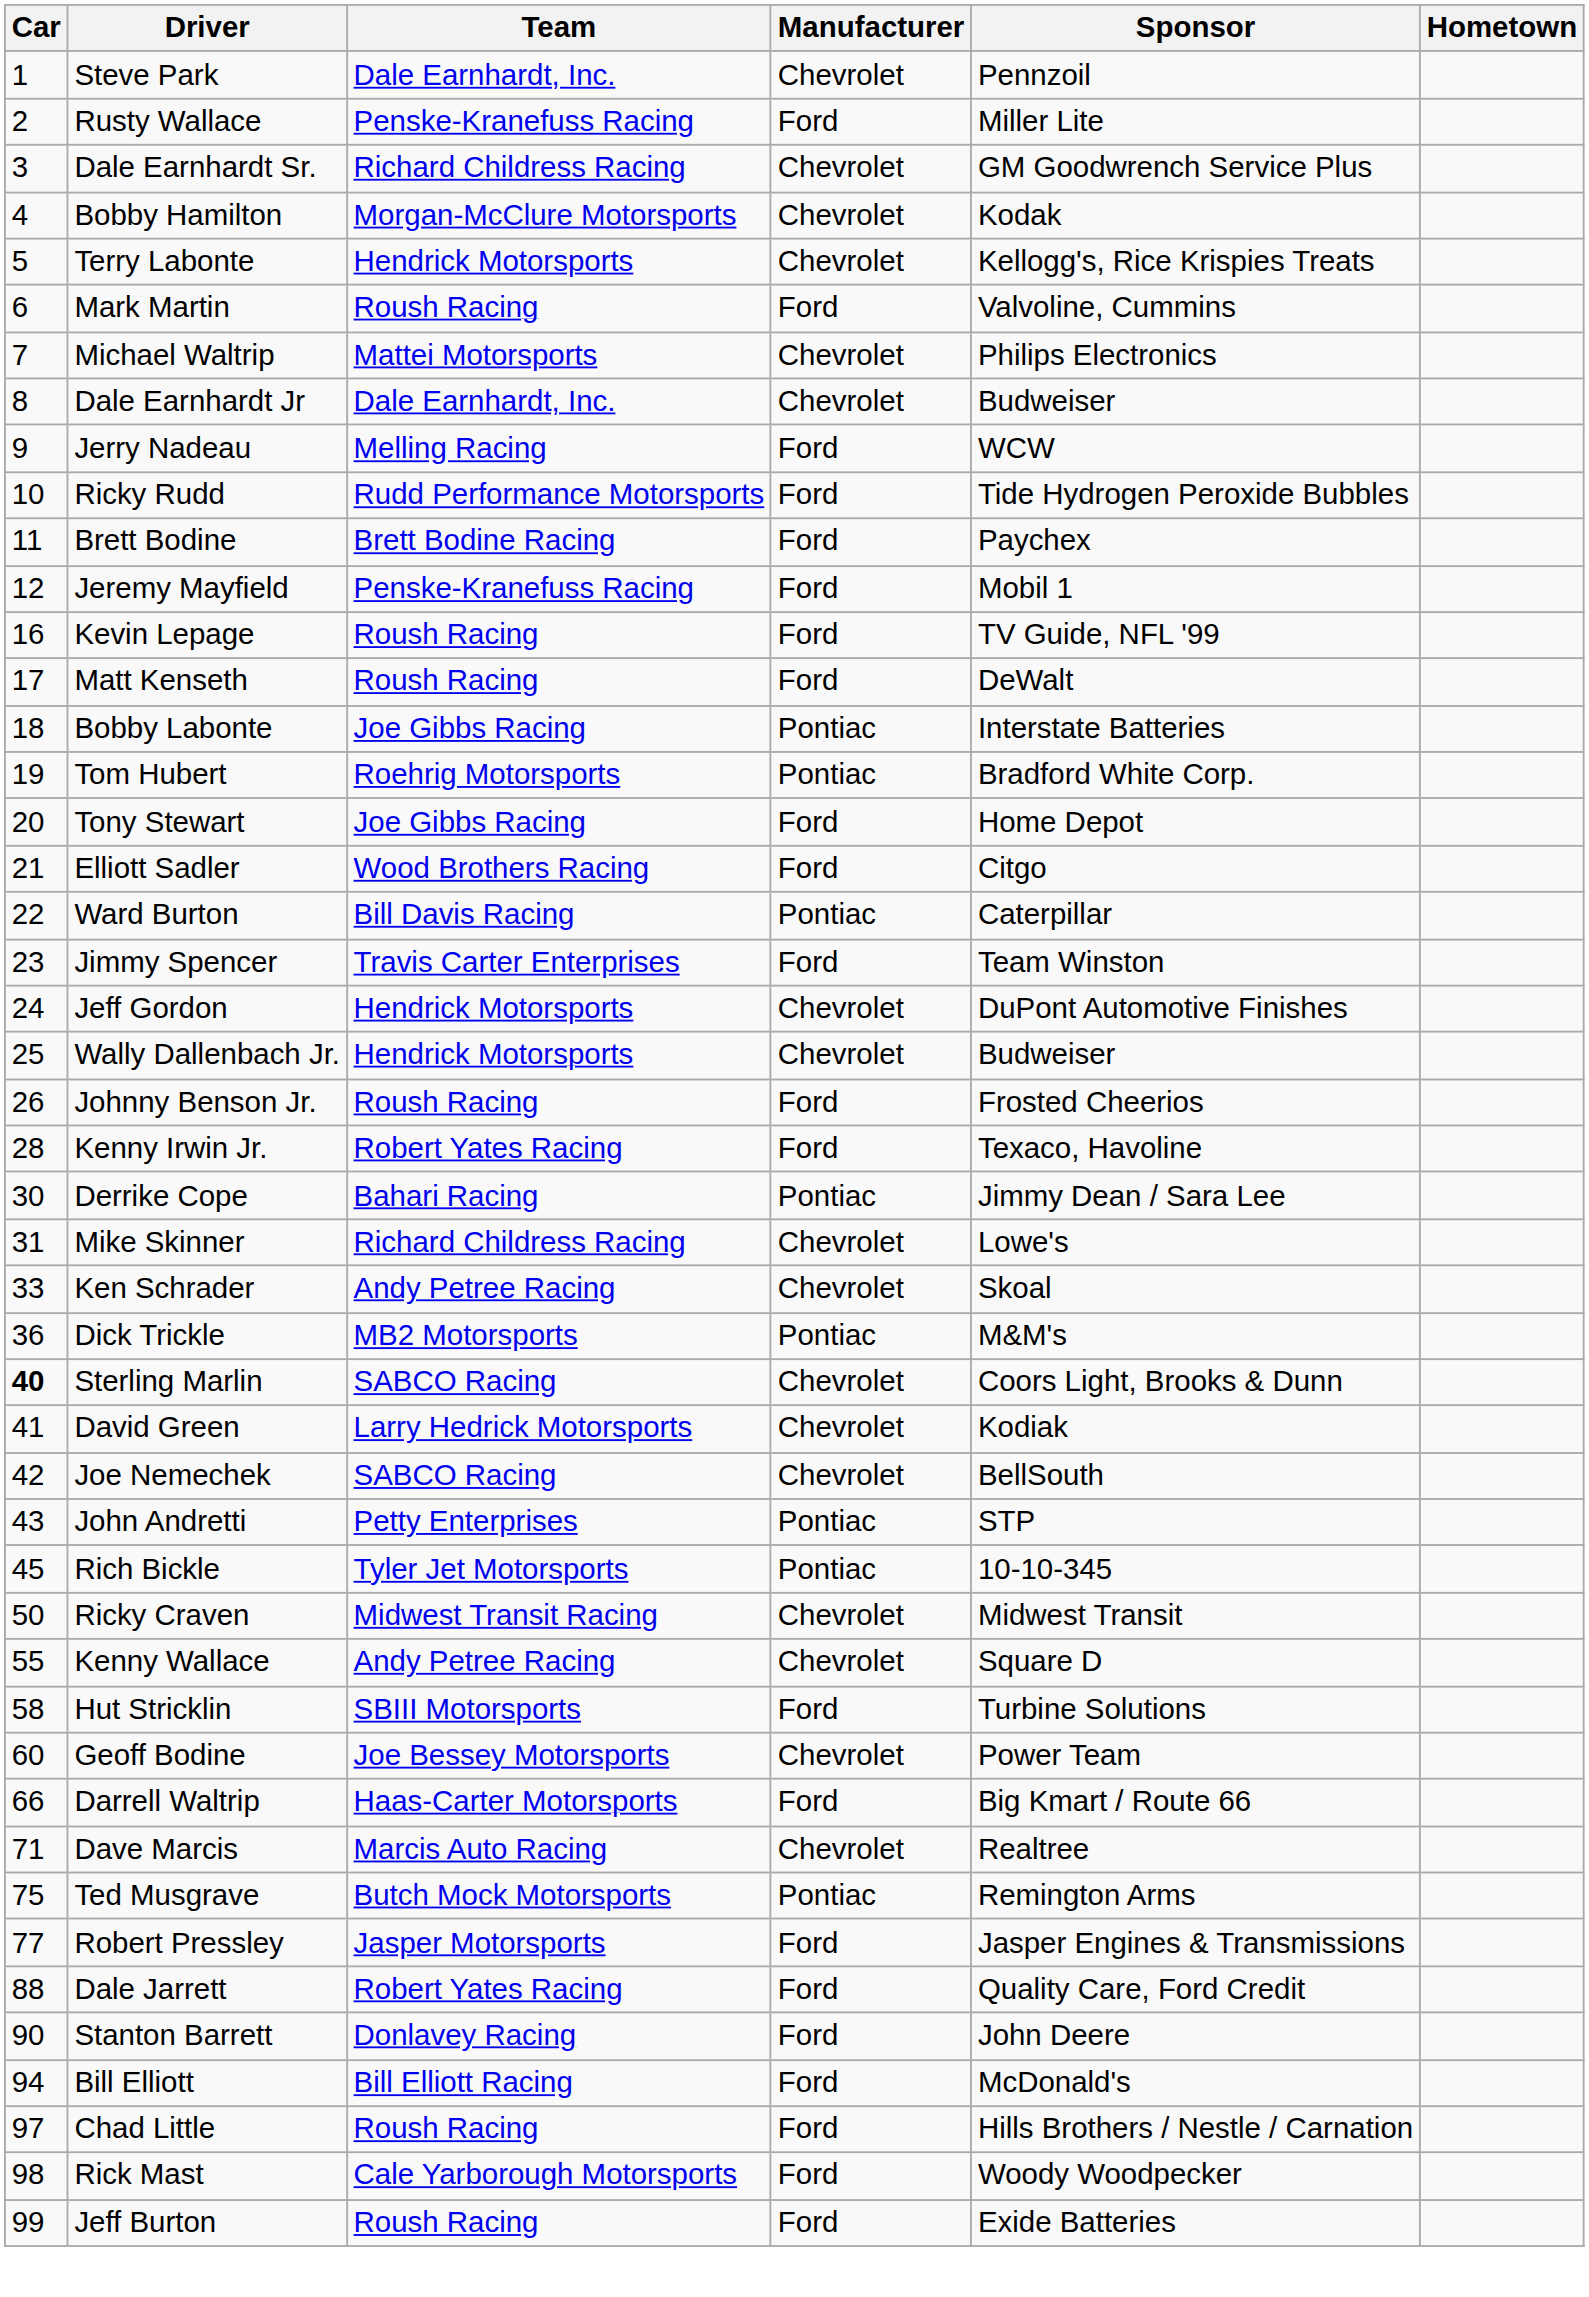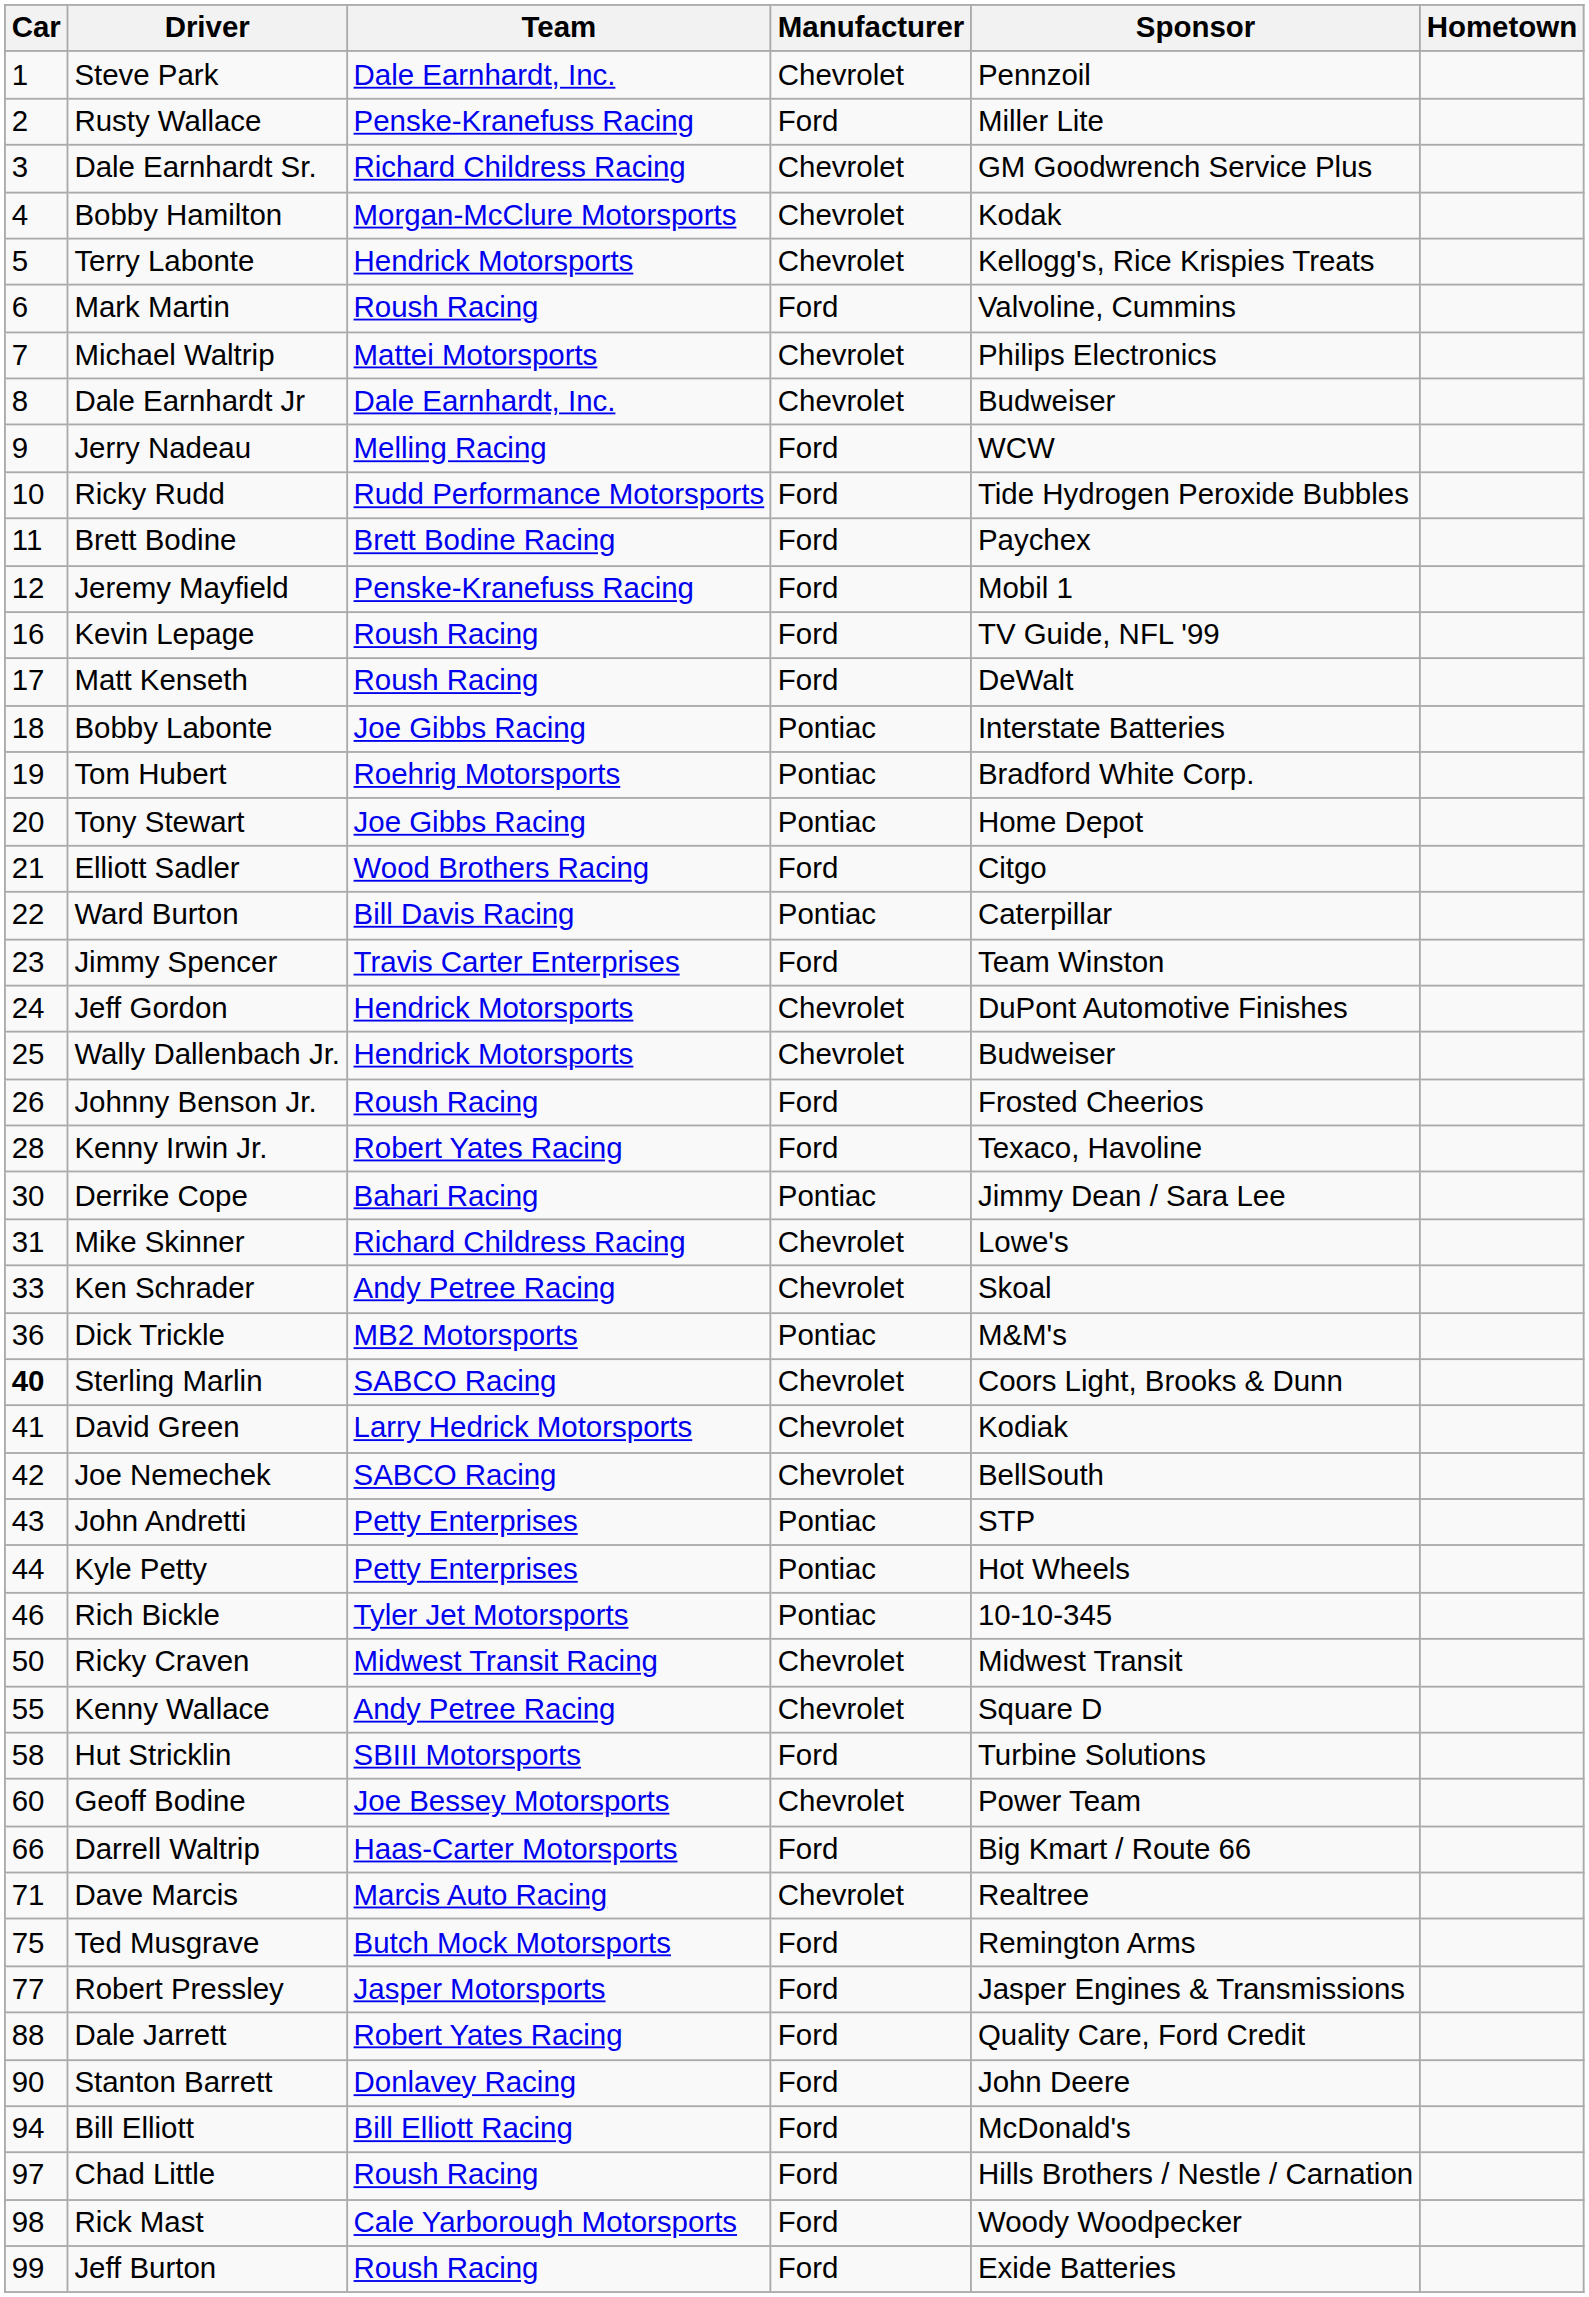(808, 821) Ford -> (827, 821) Pontiac
+ row: (141, 1568)
(28, 1568) 45 -> (28, 1615) 46
(827, 1895) Pontiac -> (808, 1942) Ford
